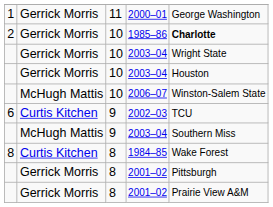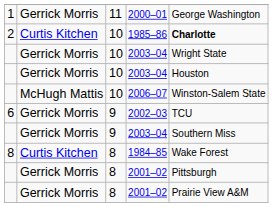(59, 34) Gerrick Morris -> (59, 34) Curtis Kitchen
(59, 113) Curtis Kitchen -> (59, 113) Gerrick Morris
(62, 133) McHugh Mattis -> (59, 133) Gerrick Morris
